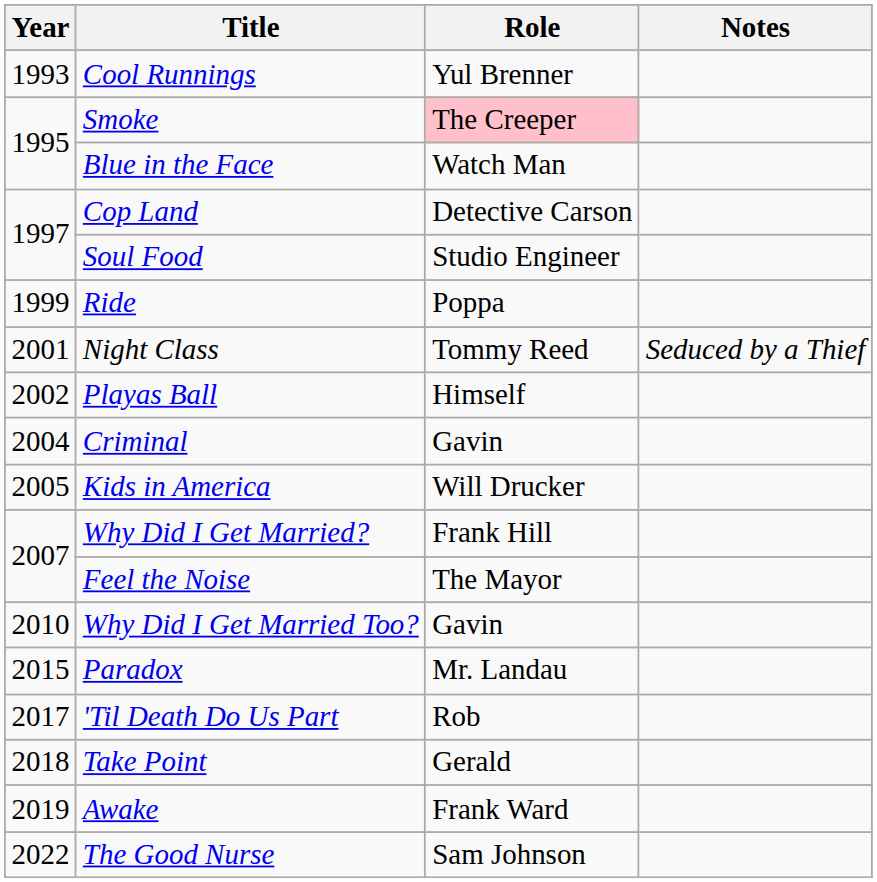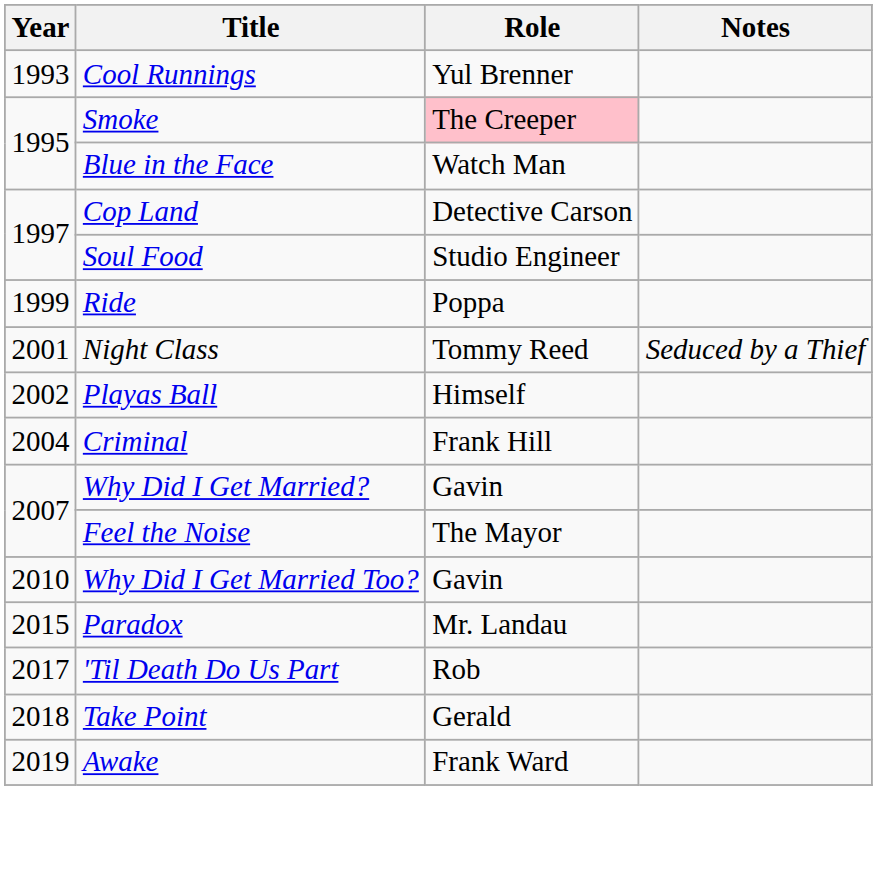(468, 440) Gavin -> (492, 440) Frank Hill
- row: (177, 486)
(492, 532) Frank Hill -> (468, 486) Gavin
- row: (179, 854)
